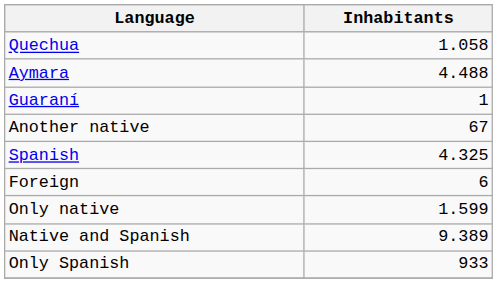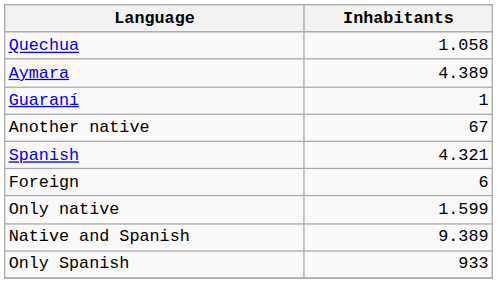(463, 73) 4.488 -> (463, 73) 4.389
(463, 155) 4.325 -> (463, 155) 4.321
